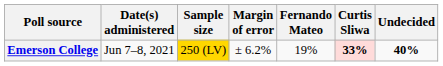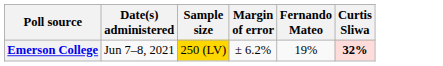- column: (406, 22)
(355, 50) 33% -> (355, 50) 32%
